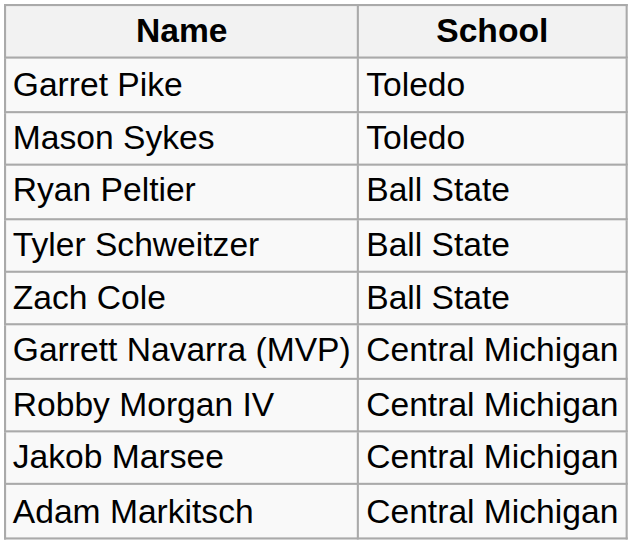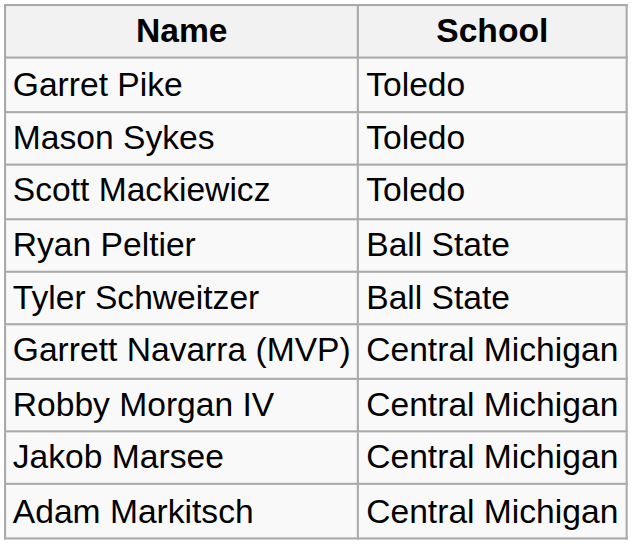+ row: (142, 191)
- row: (89, 297)
